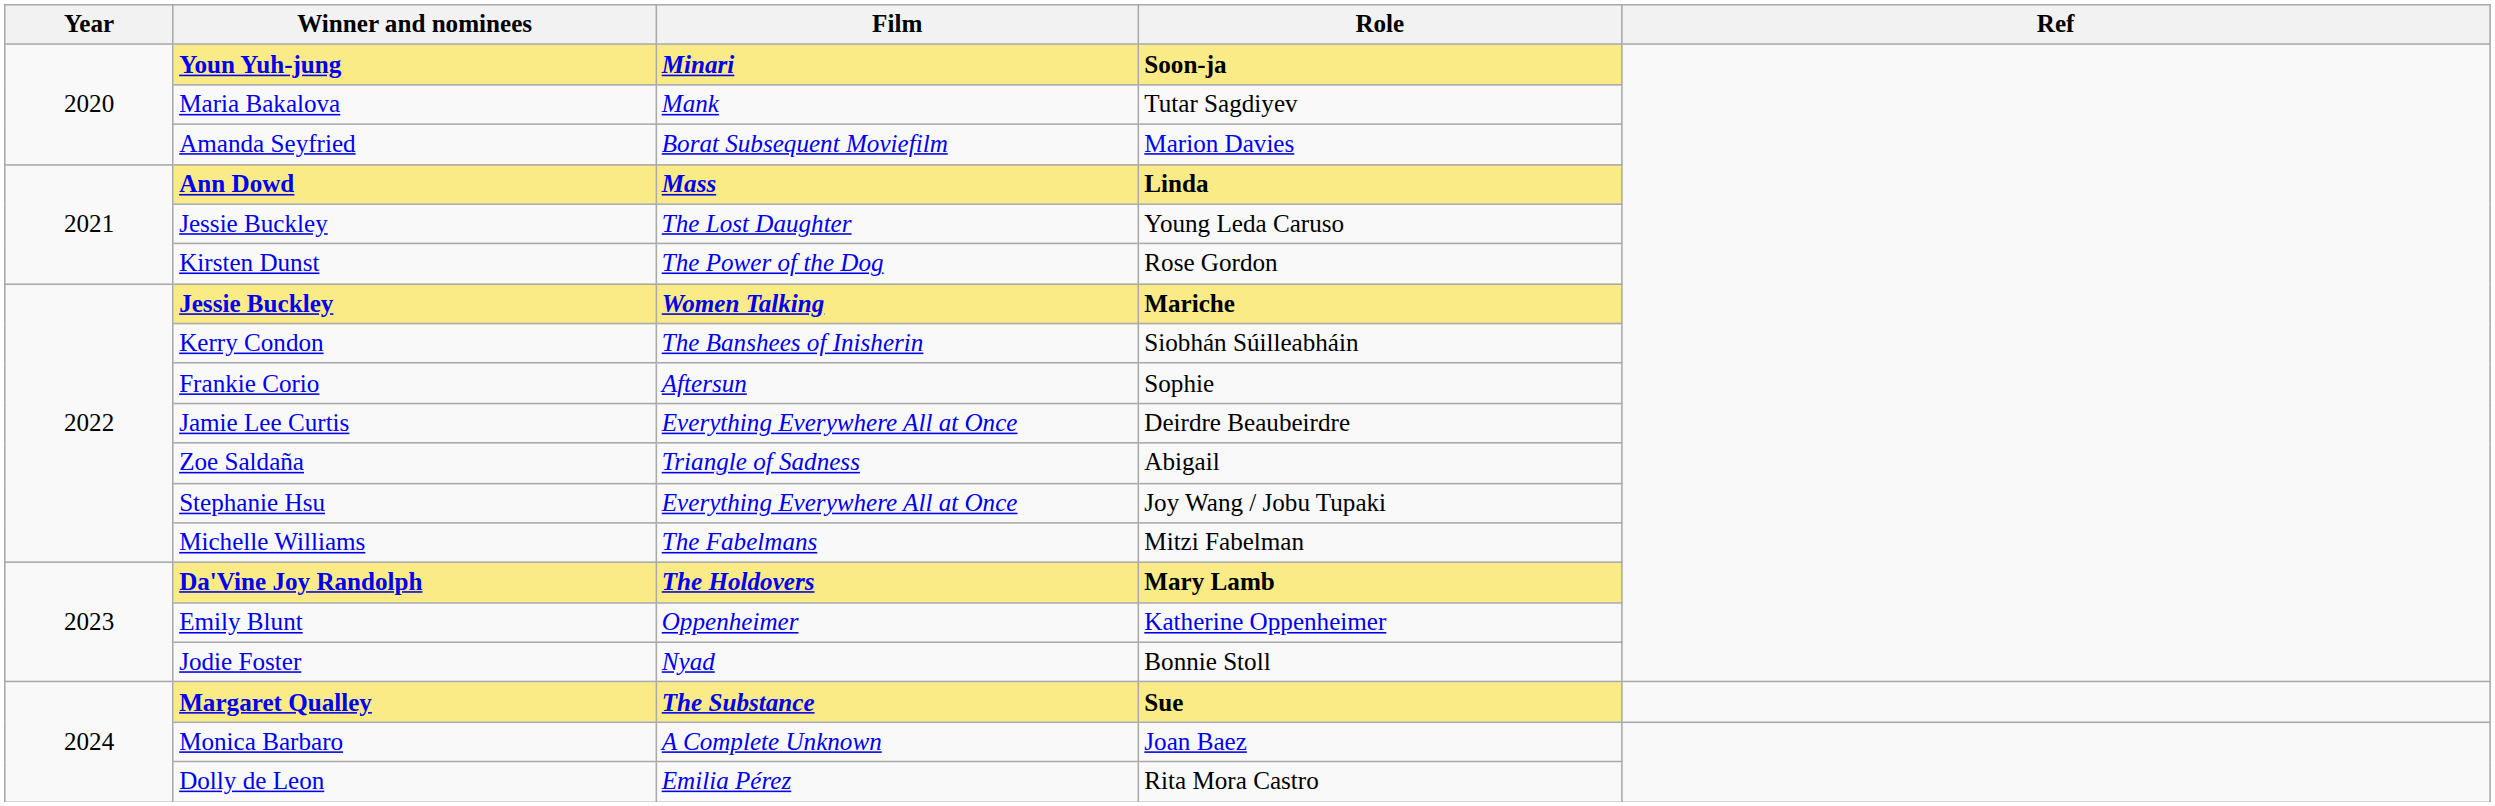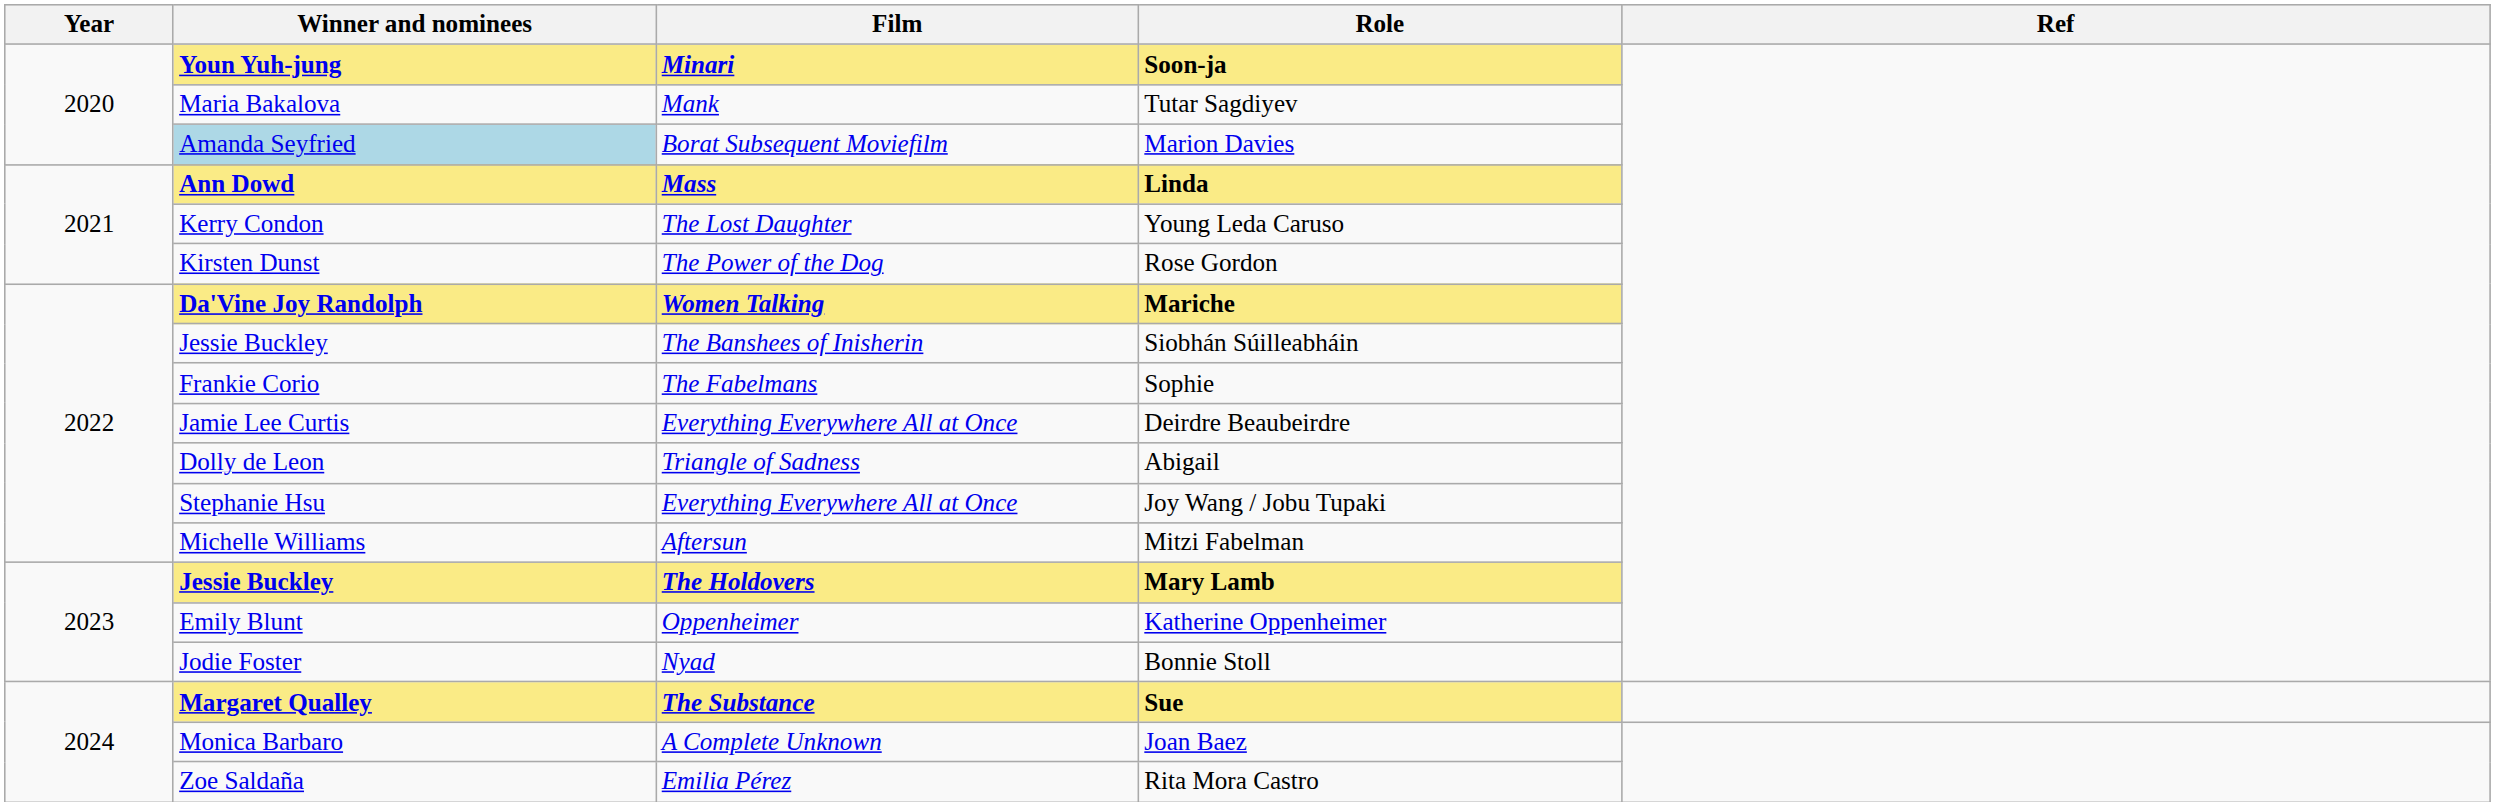(267, 143) no background -> (267, 143) lightblue background
(253, 223) Jessie Buckley -> (251, 223) Kerry Condon
(256, 303) Jessie Buckley -> (301, 303) Da'Vine Joy Randolph
(251, 343) Kerry Condon -> (253, 343) Jessie Buckley
(704, 382) Aftersun -> (740, 382) The Fabelmans
(242, 462) Zoe Saldaña -> (252, 462) Dolly de Leon
(740, 542) The Fabelmans -> (704, 542) Aftersun
(301, 582) Da'Vine Joy Randolph -> (256, 582) Jessie Buckley
(252, 781) Dolly de Leon -> (242, 781) Zoe Saldaña
